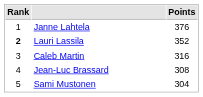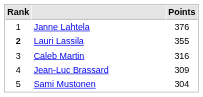(182, 41) 352 -> (182, 41) 355
(182, 70) 308 -> (182, 70) 309
